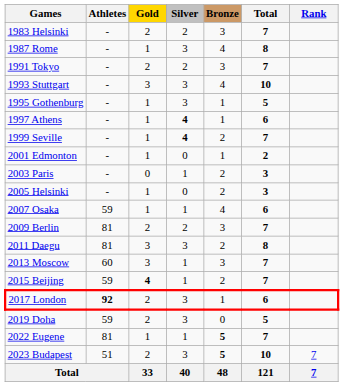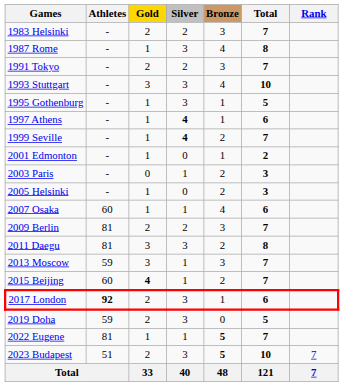(107, 209) 59 -> (107, 209) 60
(107, 263) 60 -> (107, 263) 59
(107, 280) 59 -> (107, 280) 60
